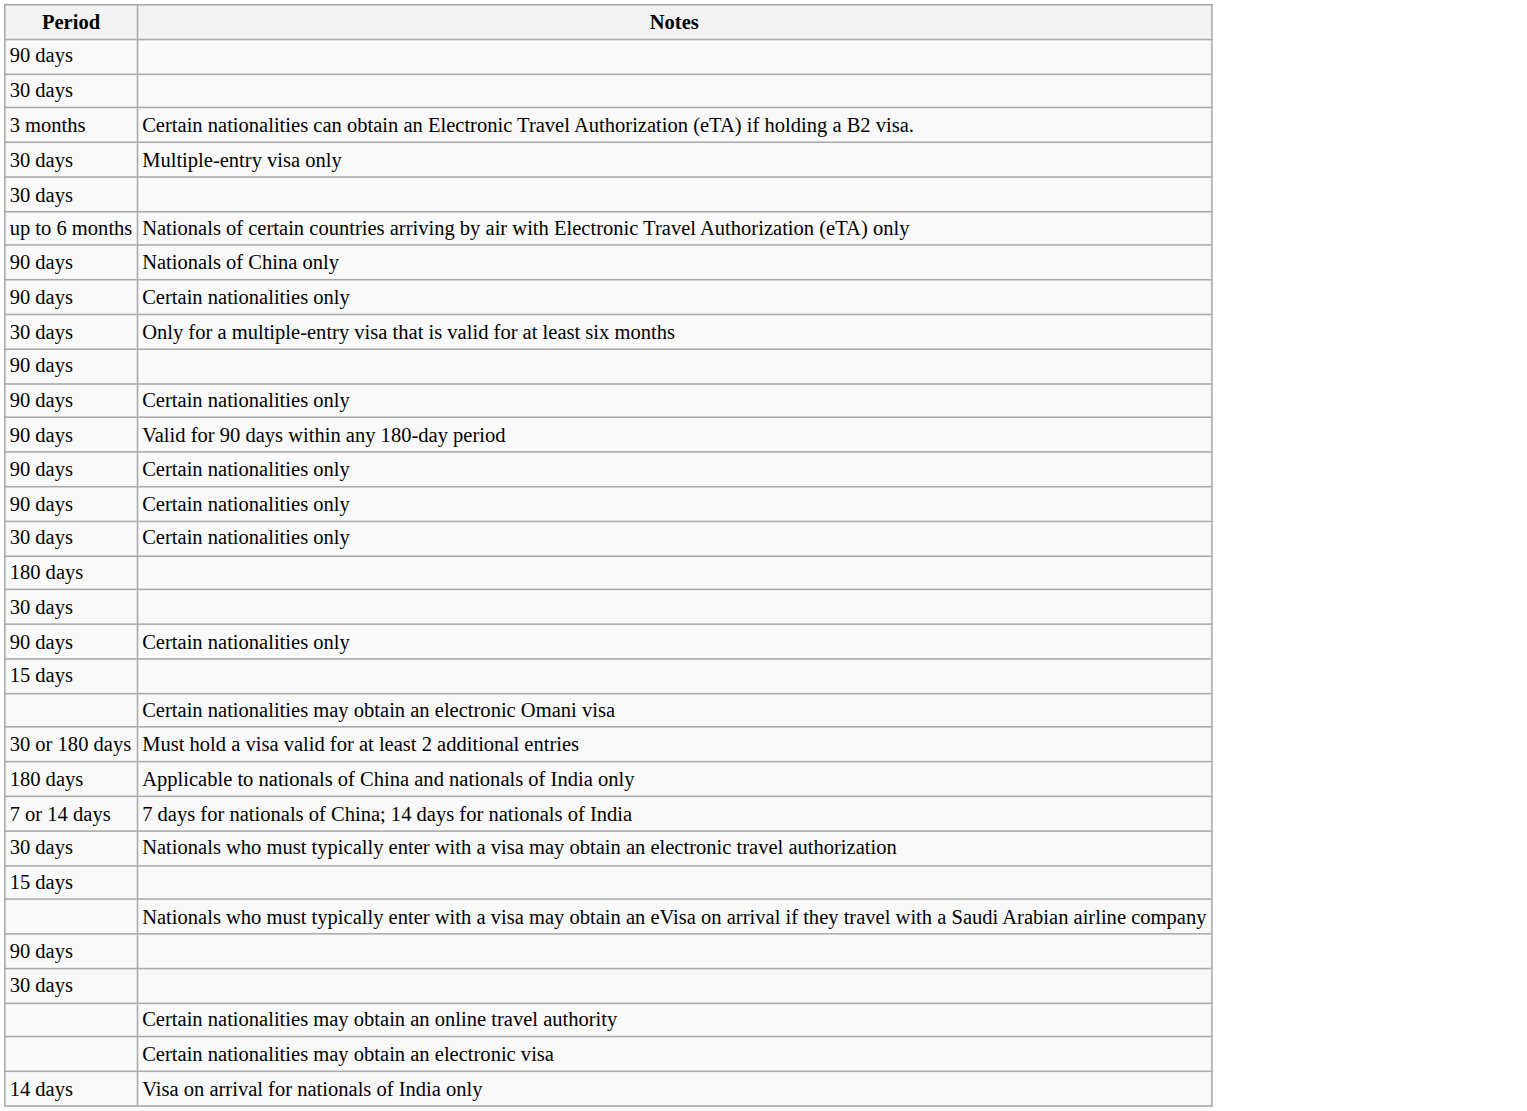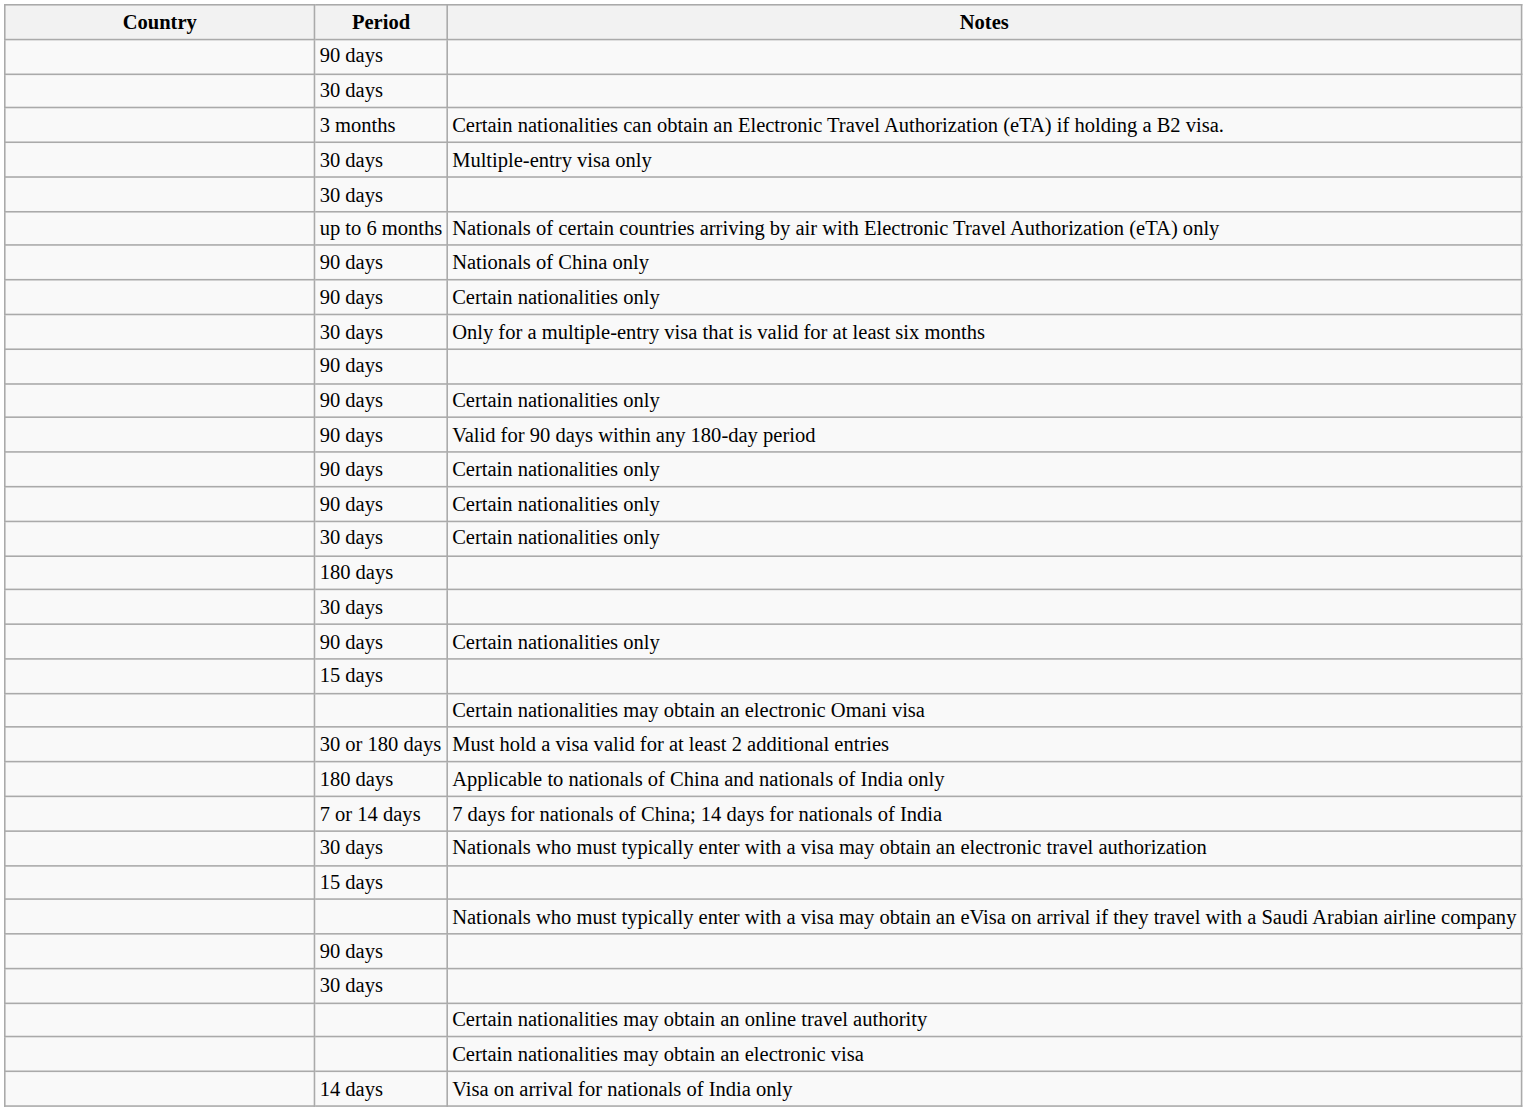+ column: (160, 22)
